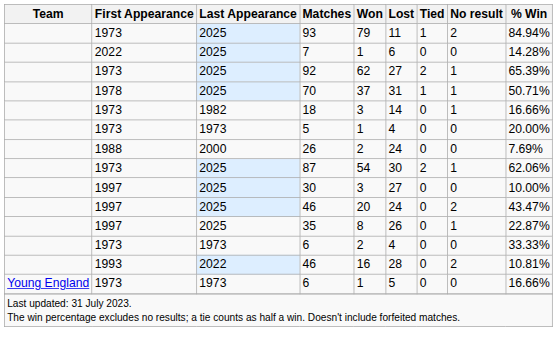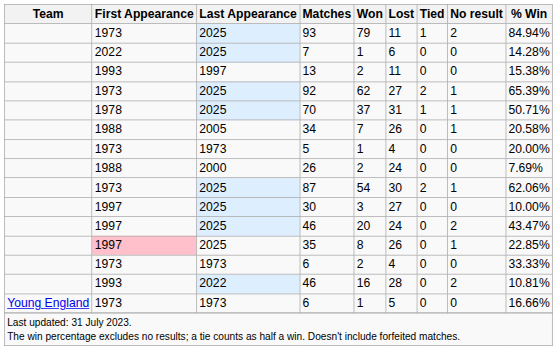+ row: (213, 71)
- row: (213, 110)
+ row: (213, 129)
(108, 226) no background -> (108, 245) pink background
(529, 226) 22.87% -> (529, 245) 22.85%
